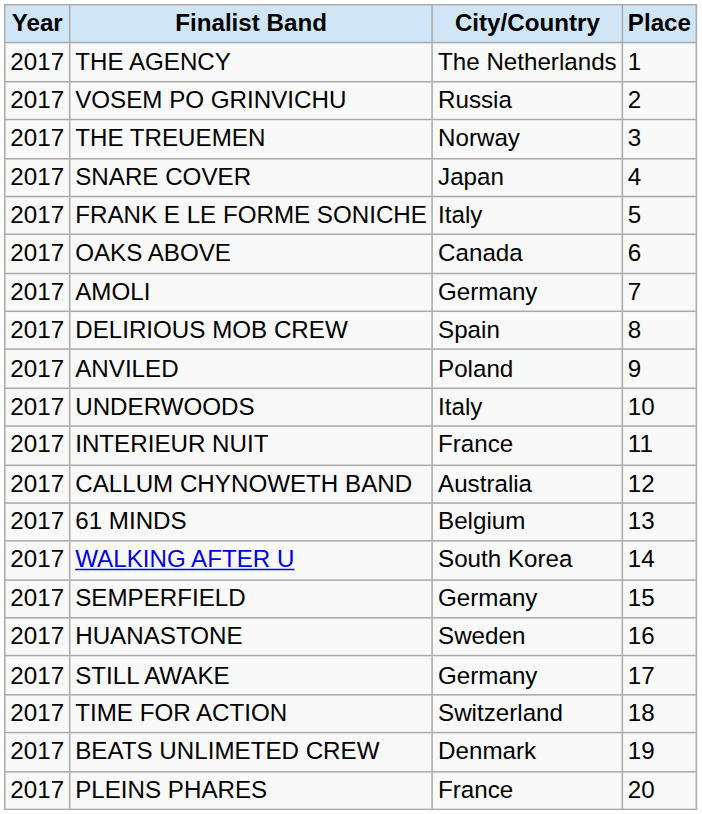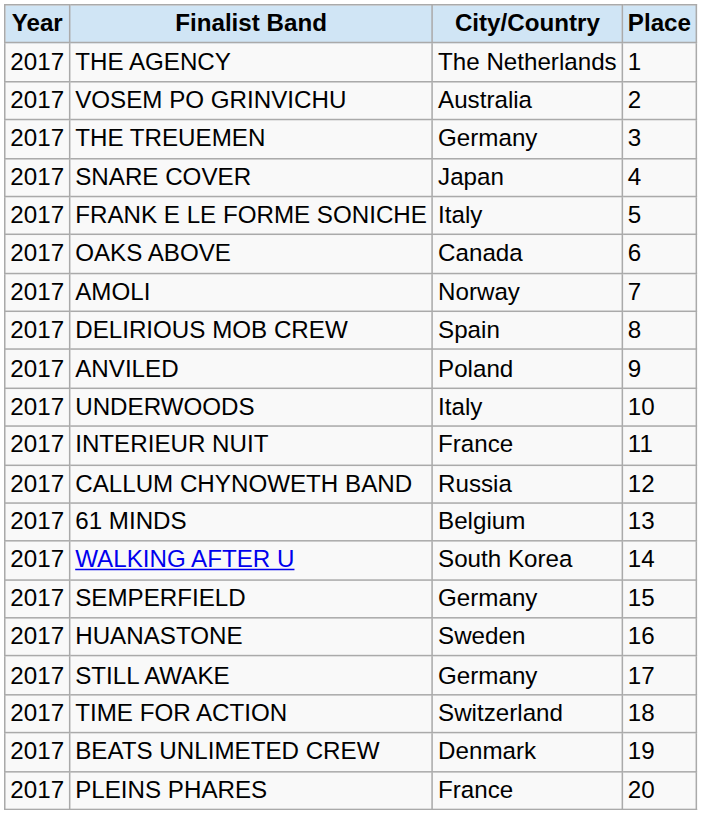(475, 100) Russia -> (485, 100) Australia
(479, 138) Norway -> (488, 138) Germany
(488, 291) Germany -> (479, 291) Norway
(485, 483) Australia -> (475, 483) Russia
